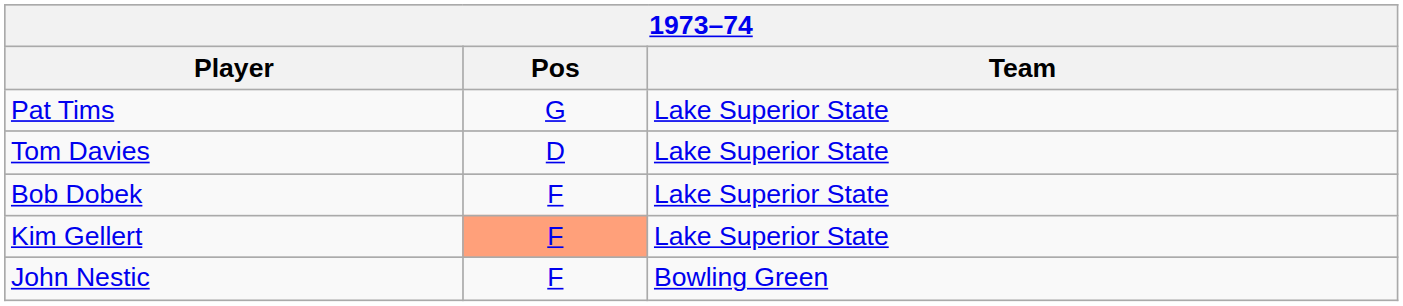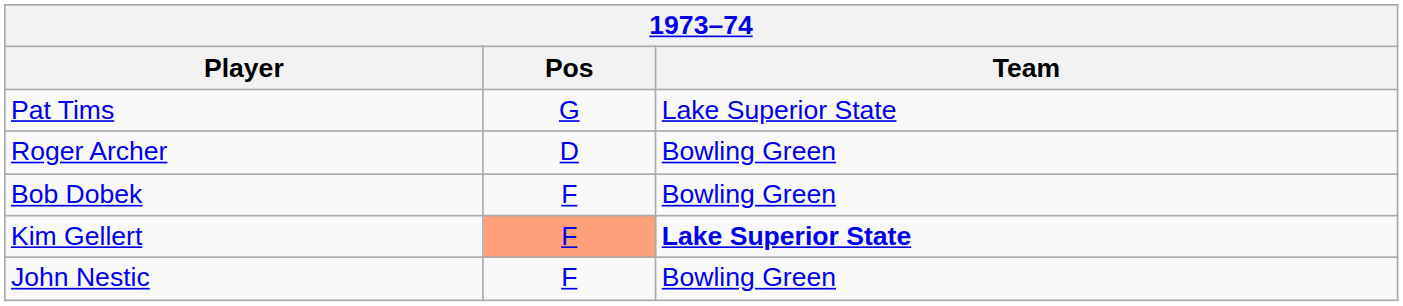+ row: (89, 151)
- row: (80, 151)
(771, 194) Lake Superior State -> (749, 194) Bowling Green
(771, 236) normal -> (786, 236) bold
